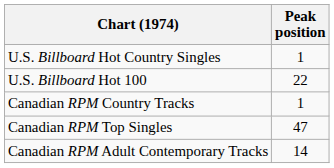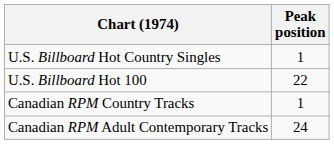- row: (90, 127)
(300, 151) 14 -> (300, 127) 24
